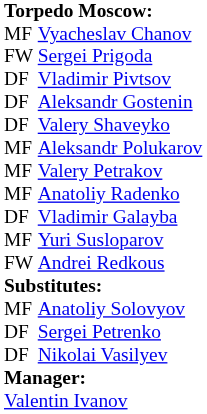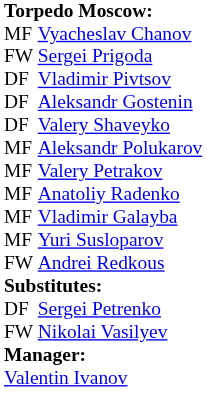(16, 216) DF -> (18, 216) MF
- row: (111, 308)
(16, 354) DF -> (19, 331) FW
